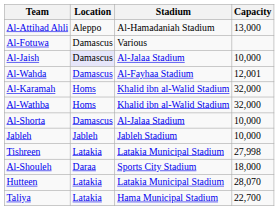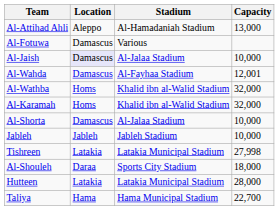rows swapped: (31, 89) <-> (28, 105)
(247, 182) 28,070 -> (247, 182) 28,000
(87, 197) Latakia -> (84, 197) Hama
